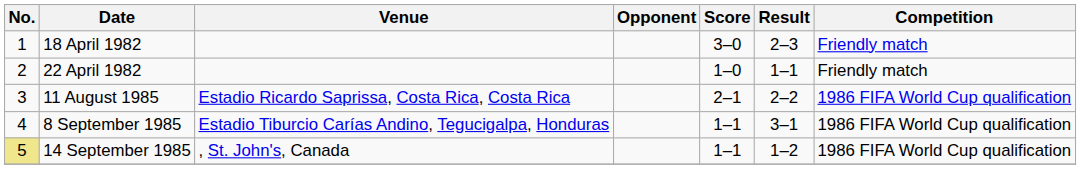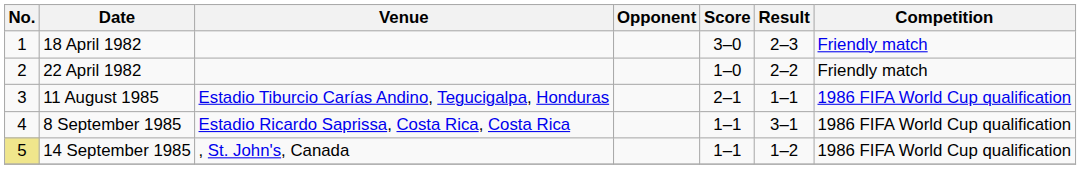(784, 71) 1–1 -> (784, 71) 2–2
(384, 97) Estadio Ricardo Saprissa, Costa Rica, Costa Rica -> (404, 97) Estadio Tiburcio Carías Andino, Tegucigalpa, Honduras
(784, 97) 2–2 -> (784, 97) 1–1
(404, 124) Estadio Tiburcio Carías Andino, Tegucigalpa, Honduras -> (384, 124) Estadio Ricardo Saprissa, Costa Rica, Costa Rica
